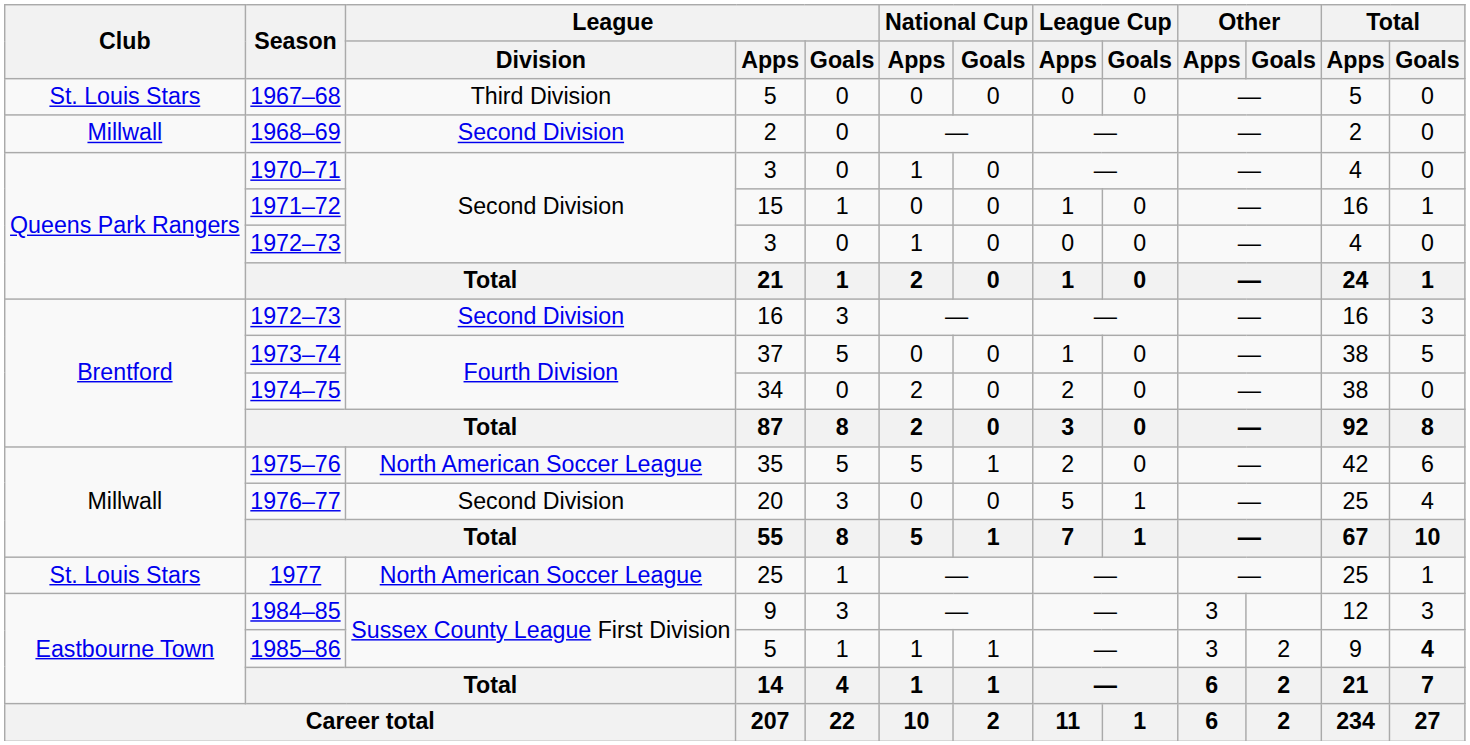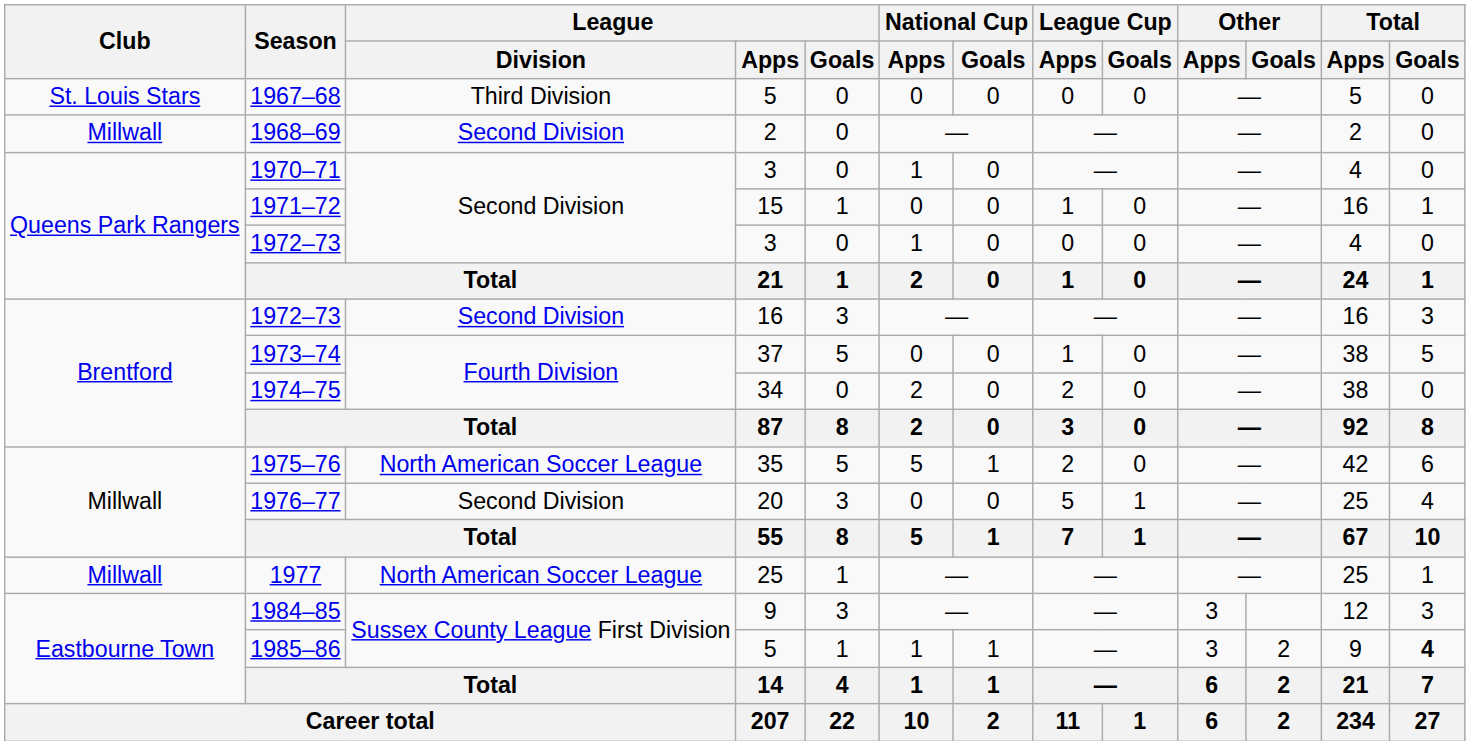(125, 574) St. Louis Stars -> (125, 574) Millwall
